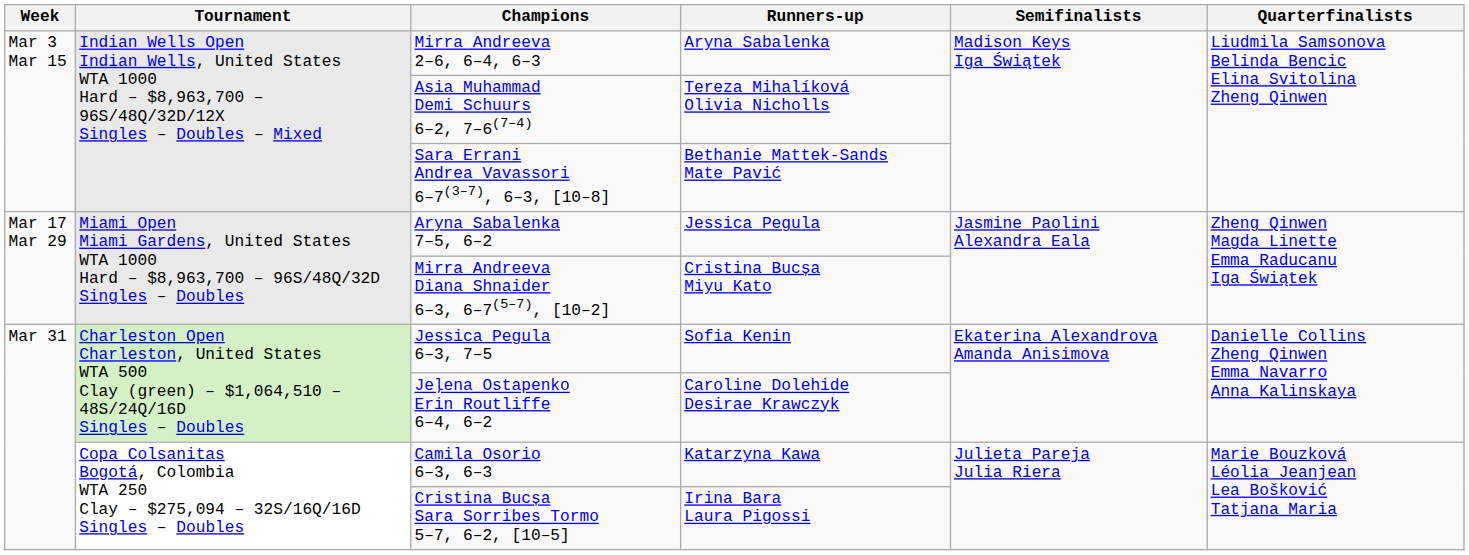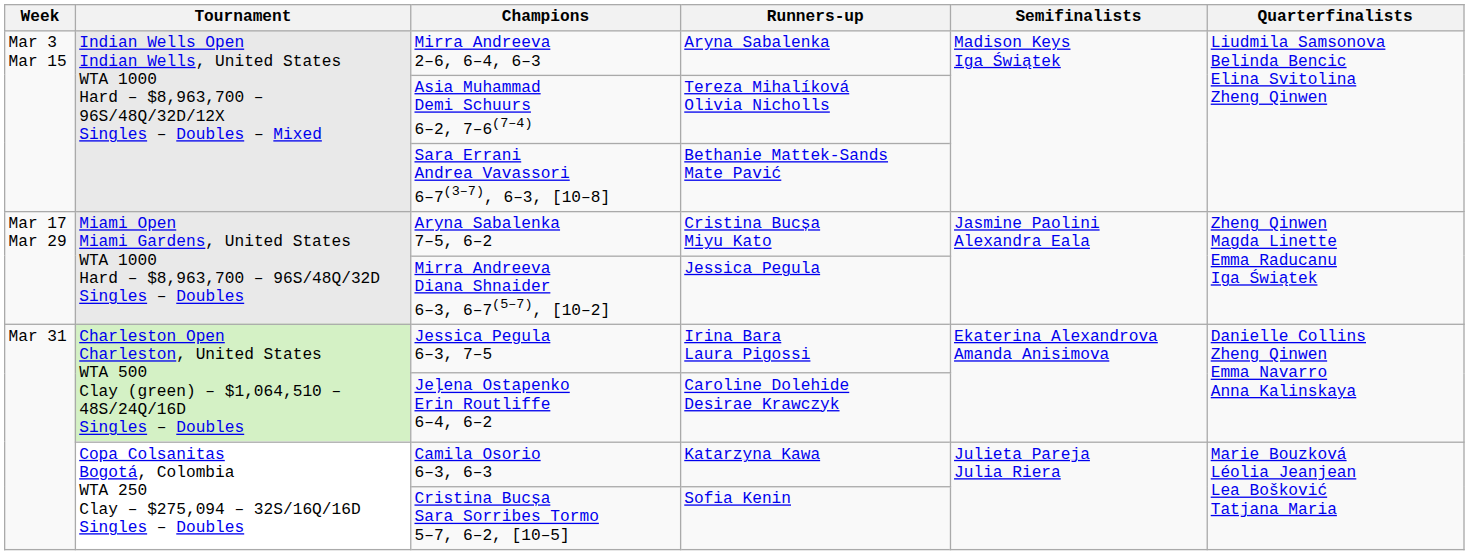(752, 225) Jessica Pegula -> (752, 234) Cristina Bucșa Miyu Kato
(752, 279) Cristina Bucșa Miyu Kato -> (752, 269) Jessica Pegula
(738, 338) Sofia Kenin -> (747, 347) Irina Bara Laura Pigossi
(747, 509) Irina Bara Laura Pigossi -> (738, 500) Sofia Kenin
